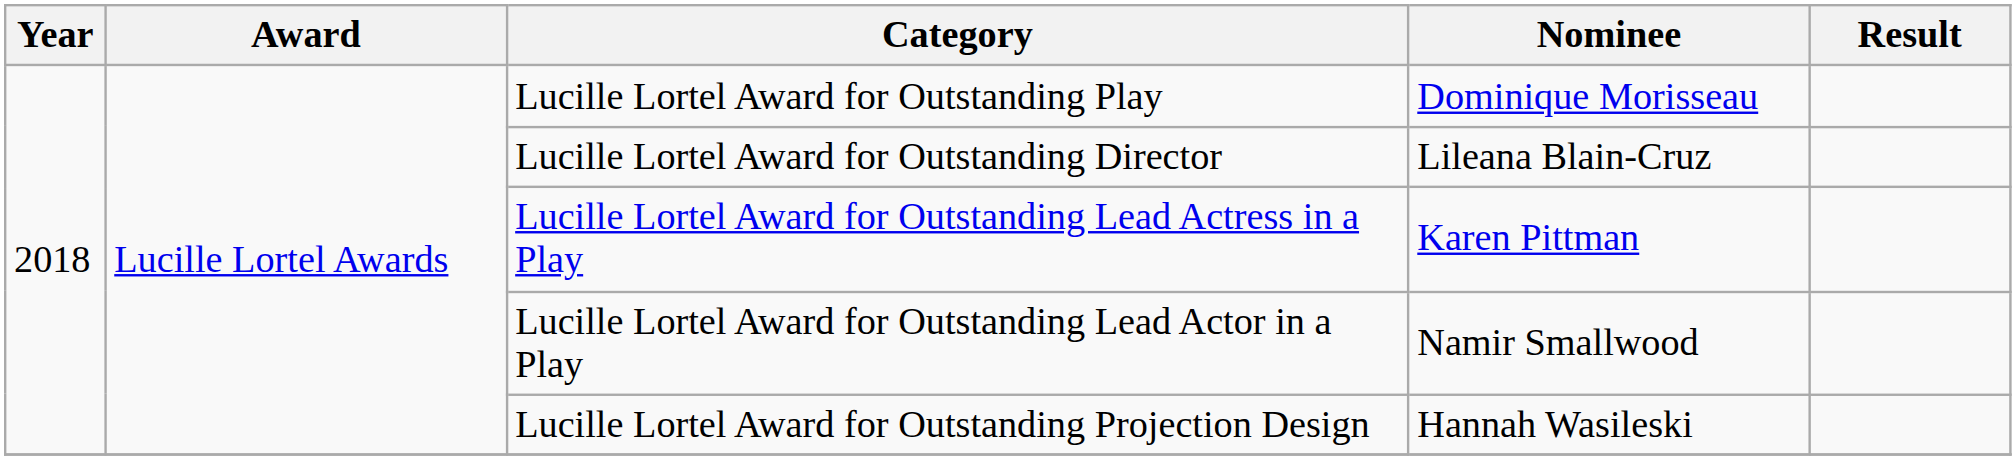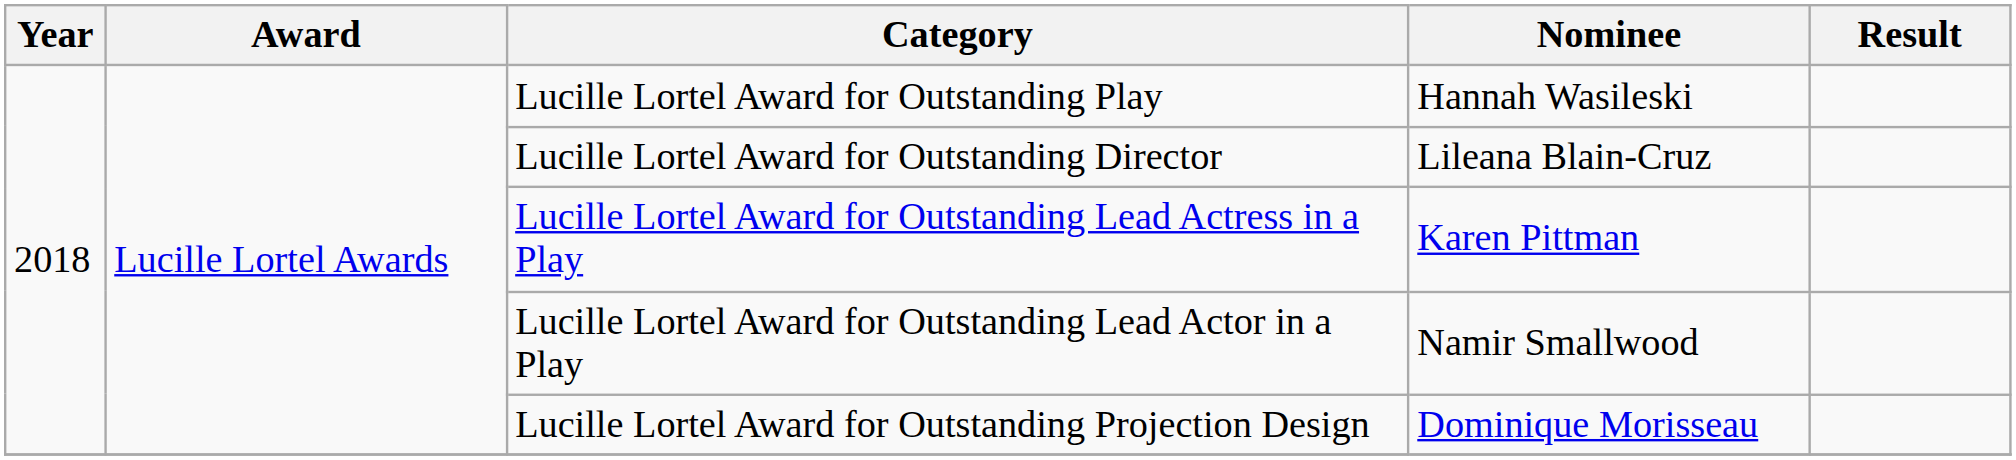(1588, 95) Dominique Morisseau -> (1555, 95) Hannah Wasileski
(1555, 424) Hannah Wasileski -> (1588, 424) Dominique Morisseau
